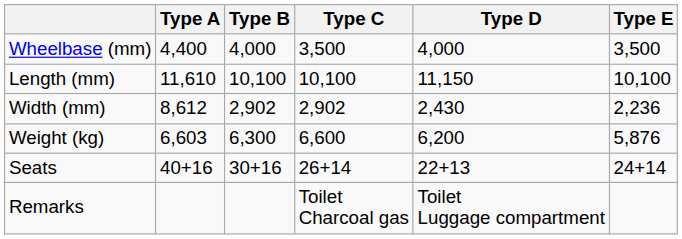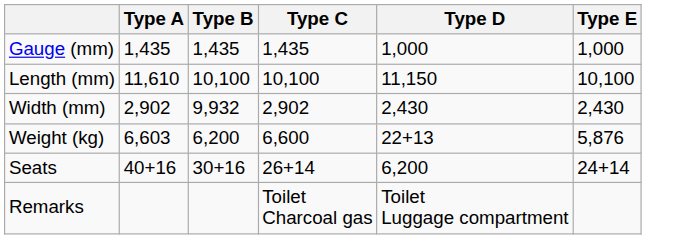+ row: (61, 49)
- row: (80, 49)
(183, 108) 8,612 -> (147, 108) 2,902
(252, 108) 2,902 -> (216, 108) 9,932
(637, 108) 2,236 -> (601, 108) 2,430
(252, 138) 6,300 -> (216, 138) 6,200
(441, 138) 6,200 -> (407, 138) 22+13
(444, 167) 22+13 -> (405, 167) 6,200
